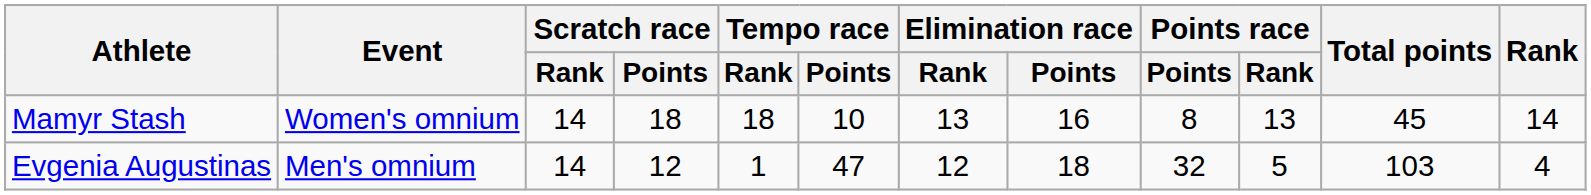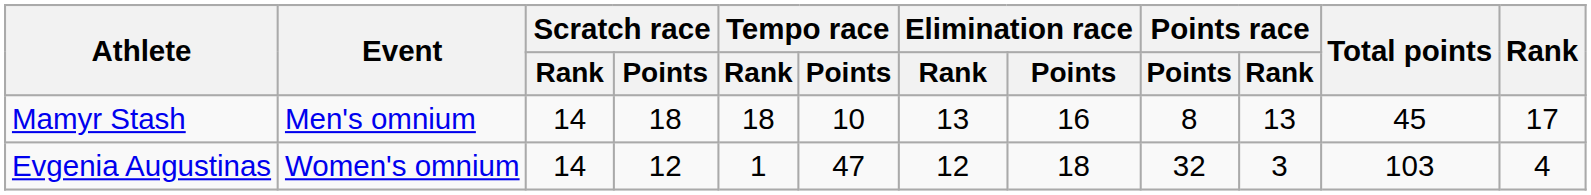(402, 119) Women's omnium -> (380, 119) Men's omnium
(1542, 119) 14 -> (1542, 119) 17
(380, 166) Men's omnium -> (402, 166) Women's omnium
(1279, 166) 5 -> (1279, 166) 3
